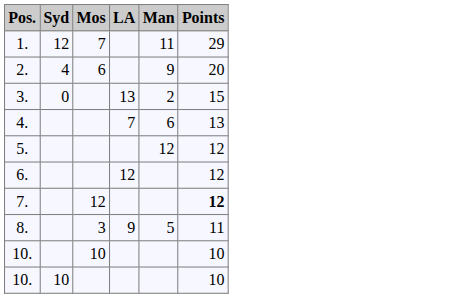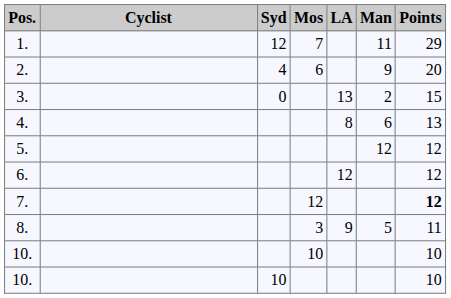+ column: (148, 17)
(131, 122) 7 -> (349, 122) 8
